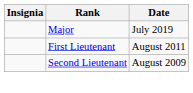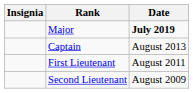(152, 29) normal -> (153, 29) bold
+ row: (64, 46)
